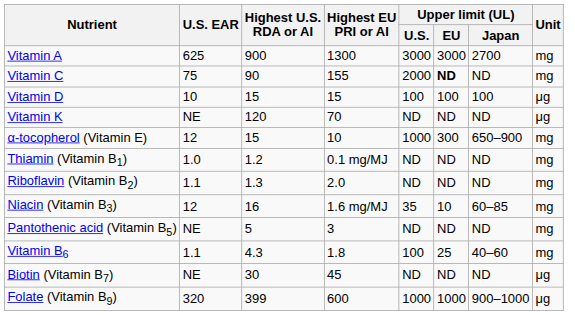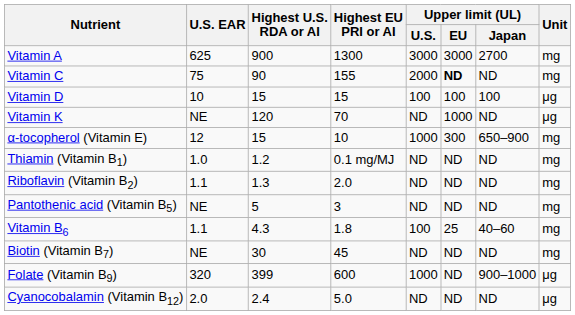(446, 117) ND -> (458, 117) 1000
- row: (62, 206)
(543, 275) μg -> (551, 252) mg
(451, 298) 1000 -> (453, 275) ND
+ row: (95, 299)
